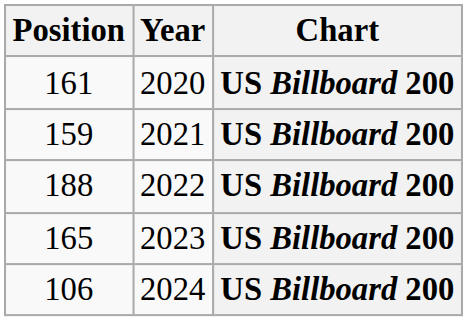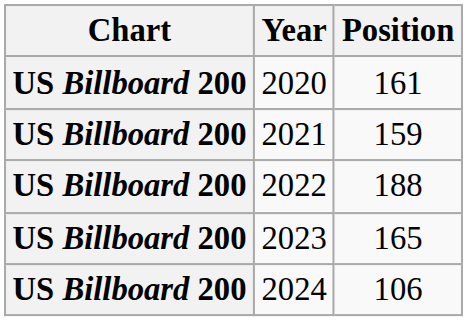columns swapped: (337, 30) <-> (69, 30)
